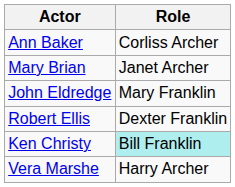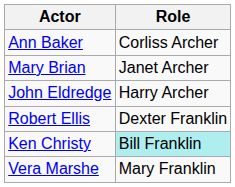(167, 93) Mary Franklin -> (164, 93) Harry Archer
(164, 169) Harry Archer -> (167, 169) Mary Franklin
